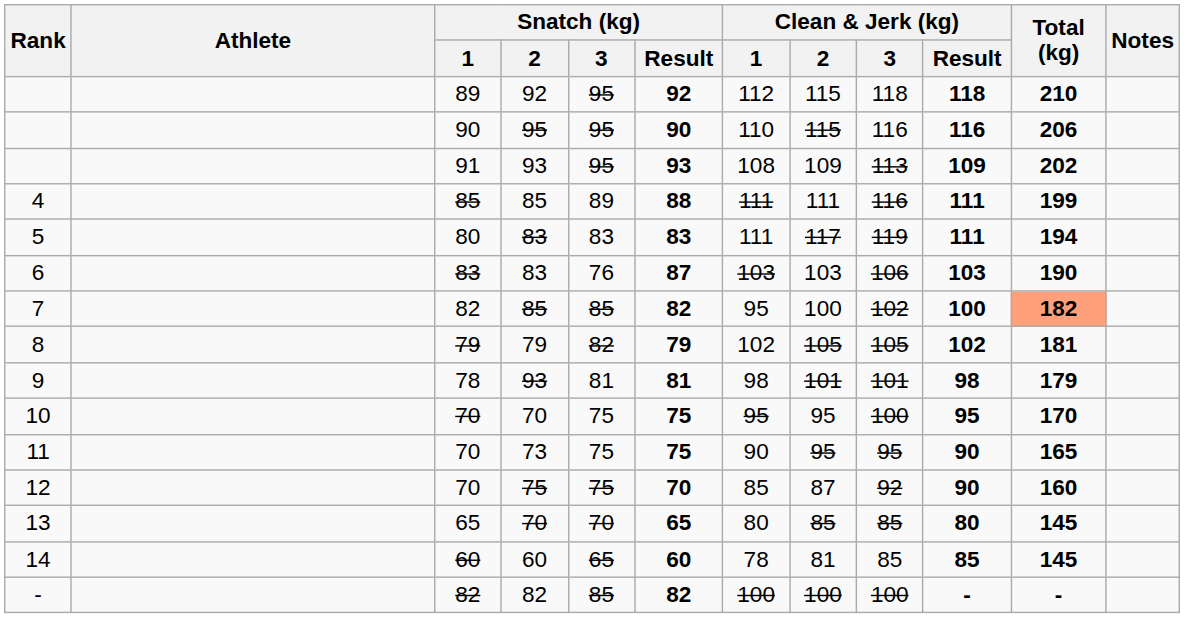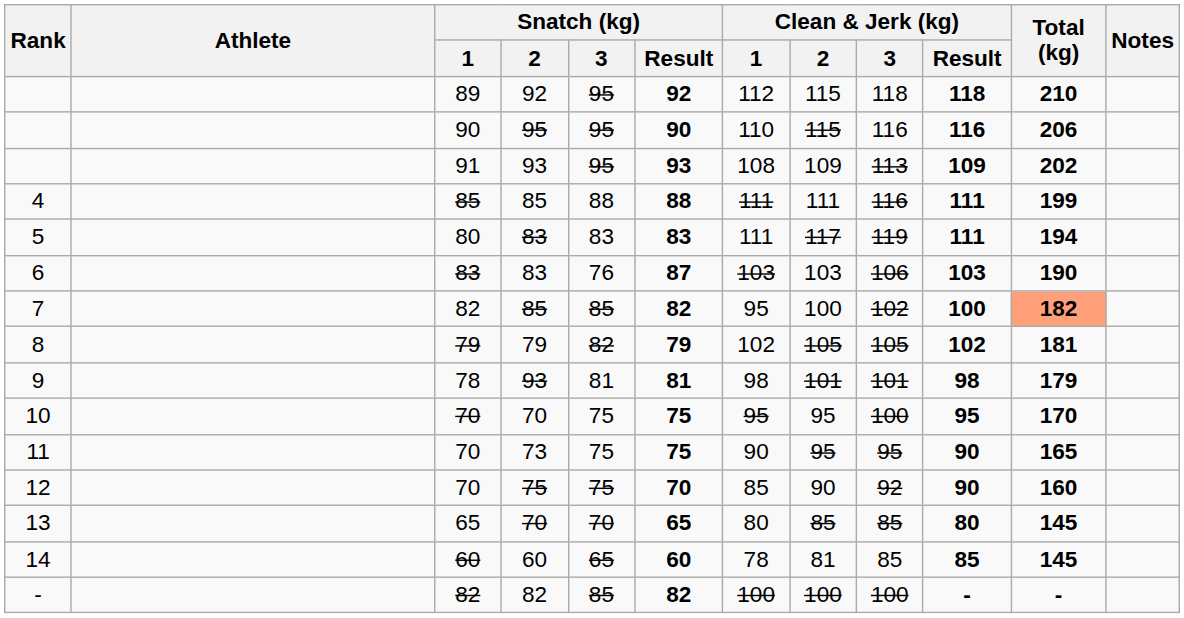(601, 201) 89 -> (601, 201) 88
(823, 487) 87 -> (823, 487) 90
